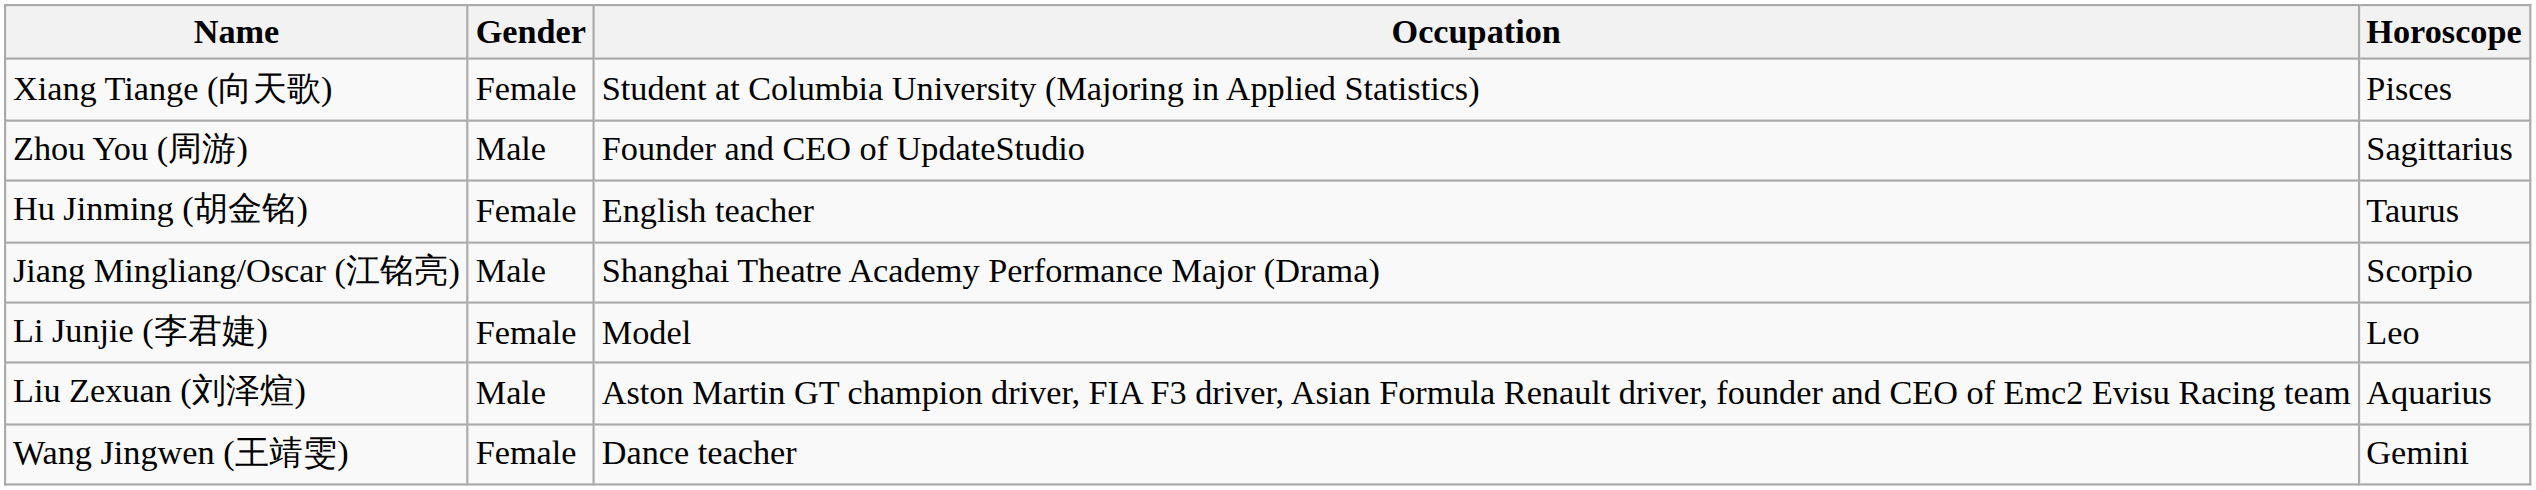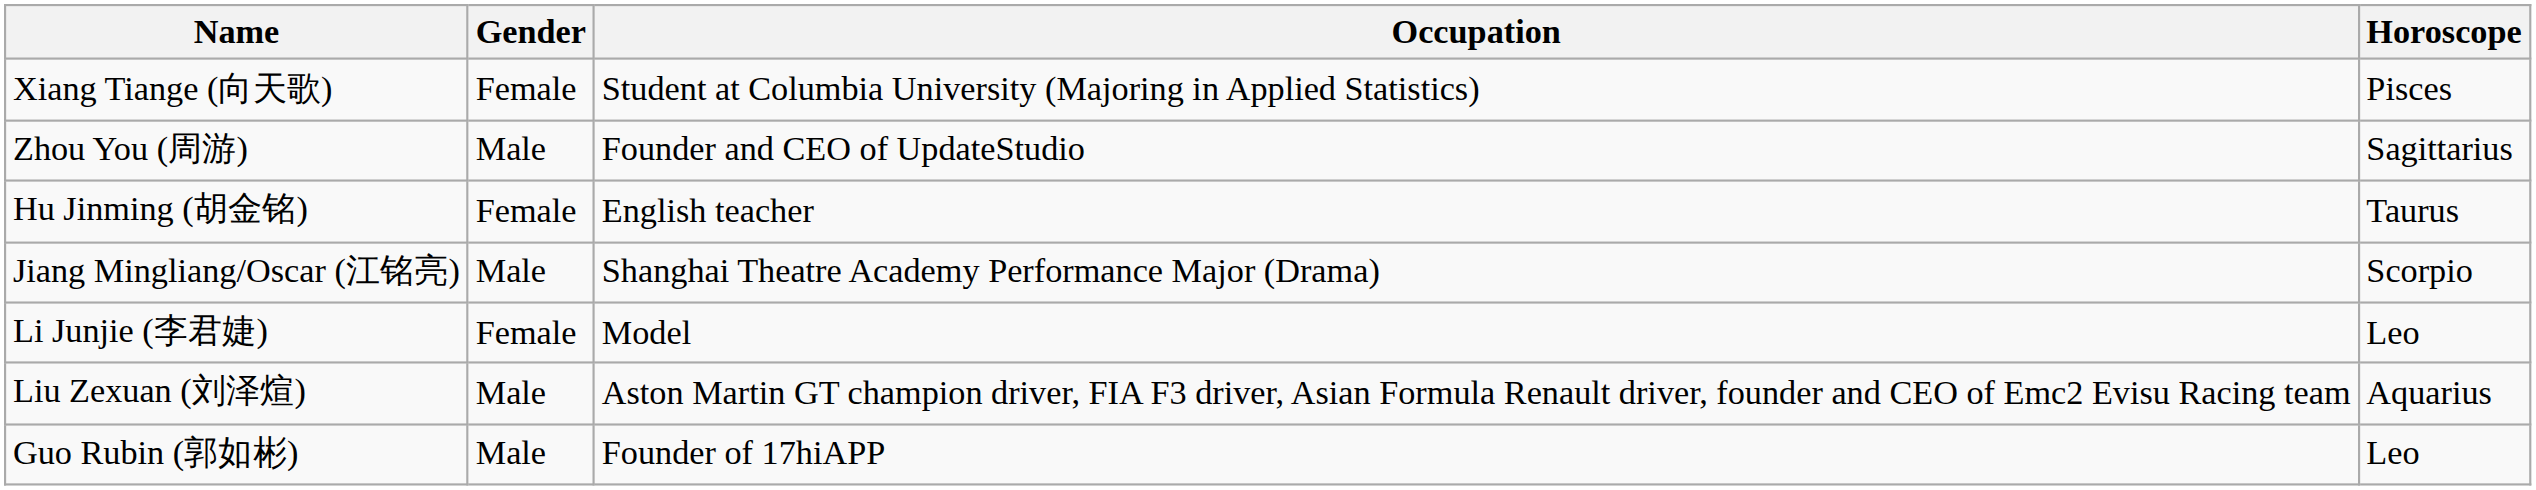+ row: (156, 452)
- row: (181, 452)
